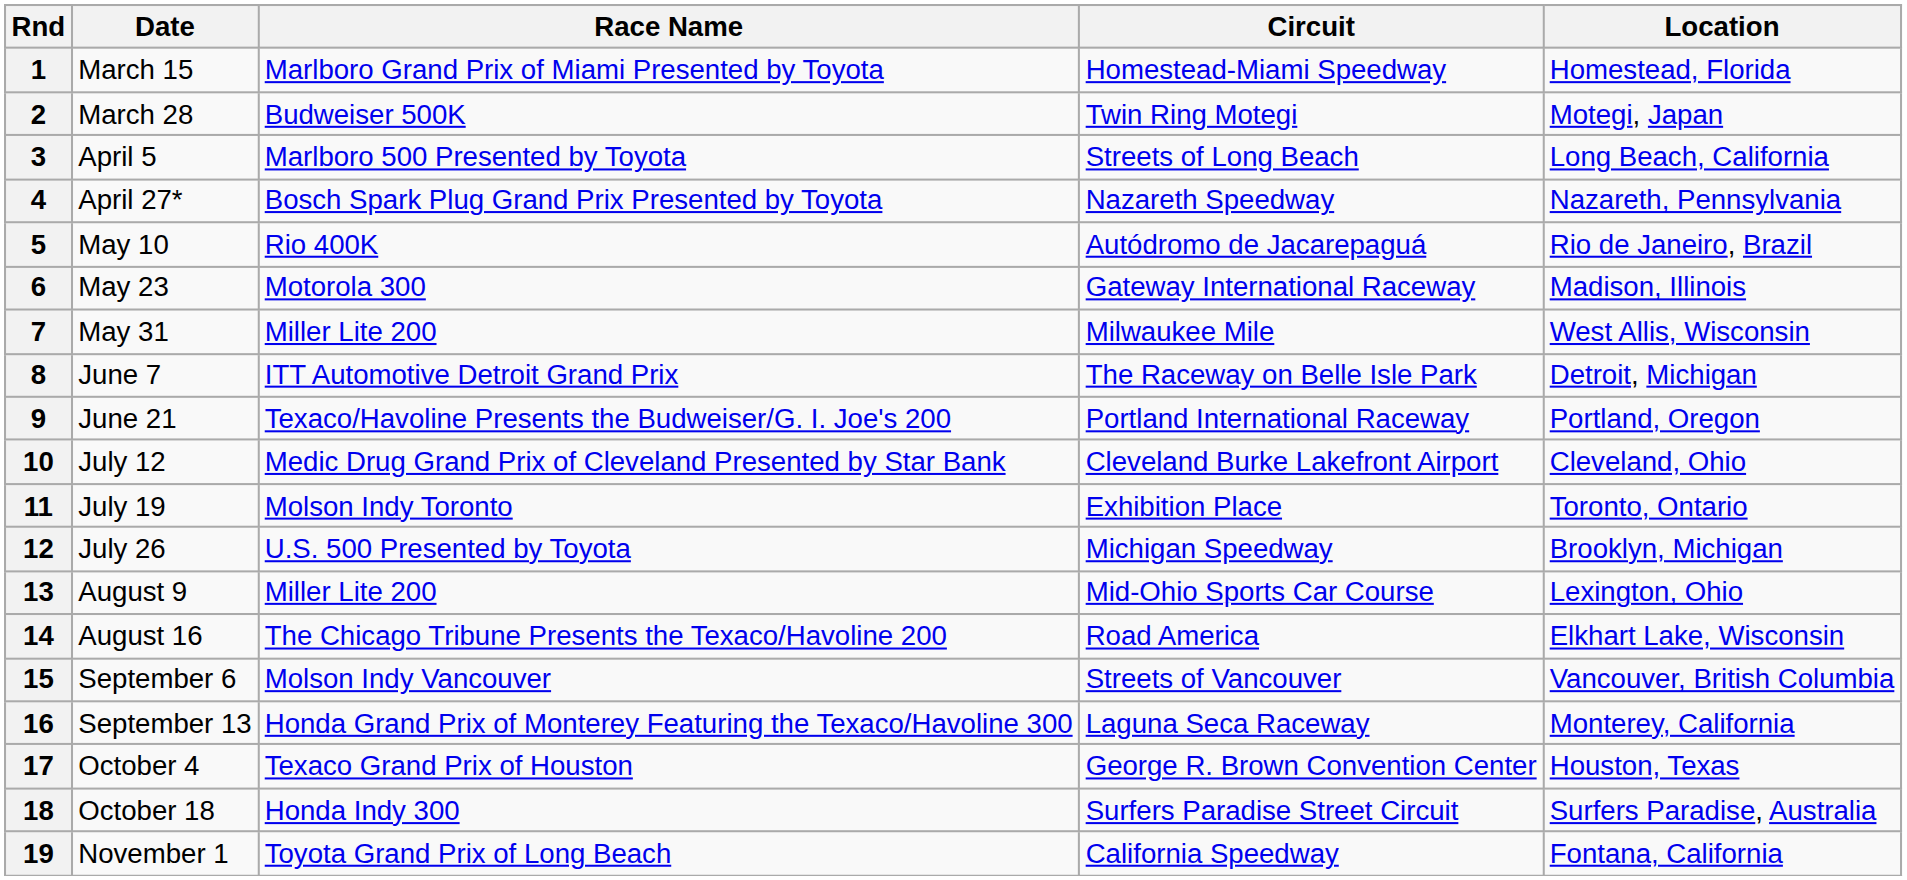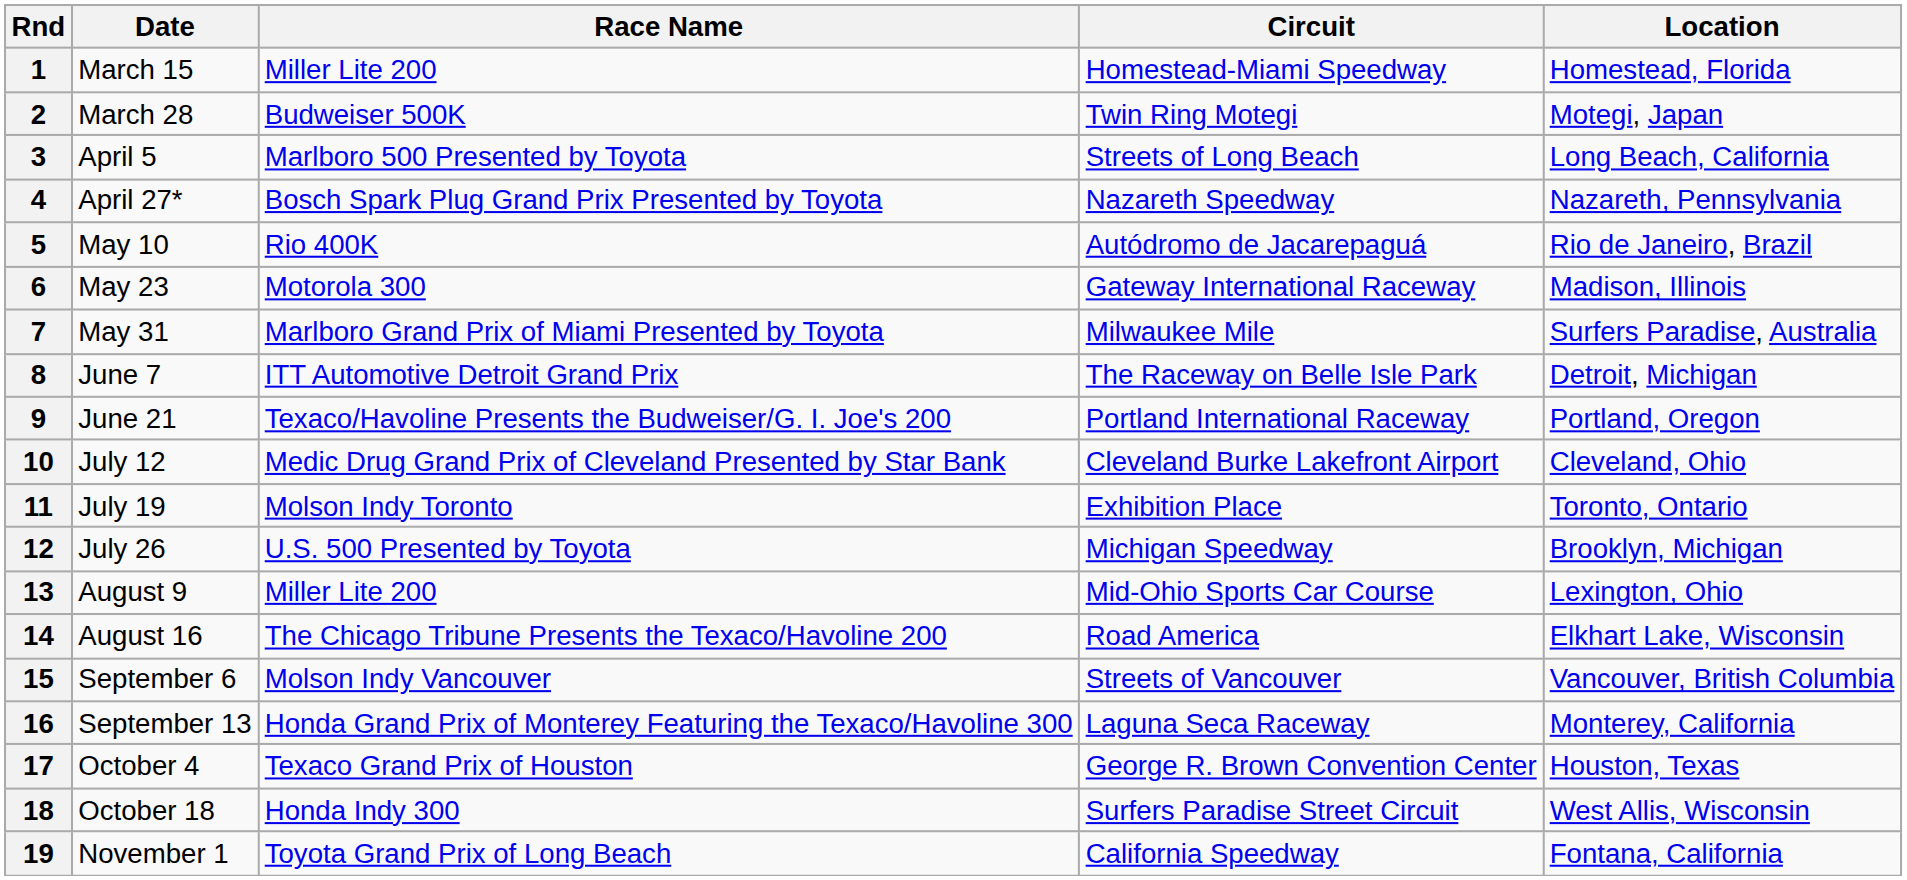(574, 70) Marlboro Grand Prix of Miami Presented by Toyota -> (351, 70) Miller Lite 200
(351, 331) Miller Lite 200 -> (574, 331) Marlboro Grand Prix of Miami Presented by Toyota
(1680, 331) West Allis, Wisconsin -> (1713, 331) Surfers Paradise, Australia
(1713, 810) Surfers Paradise, Australia -> (1680, 810) West Allis, Wisconsin
